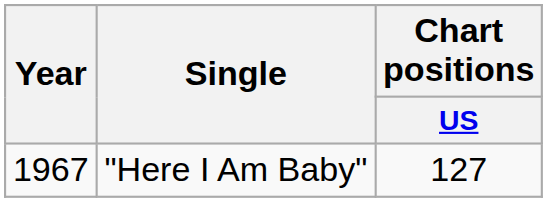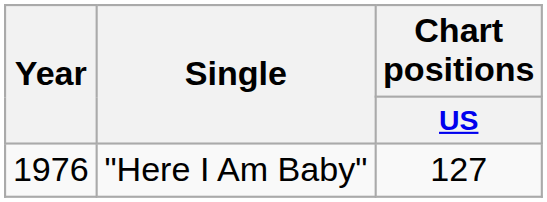(51, 169) 1967 -> (51, 169) 1976
